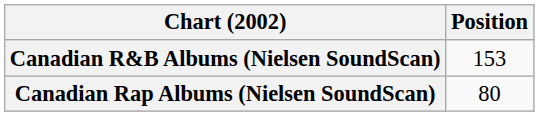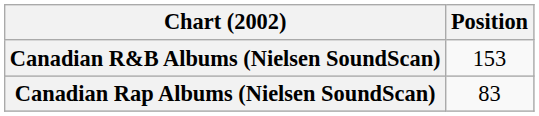(489, 93) 80 -> (489, 93) 83
